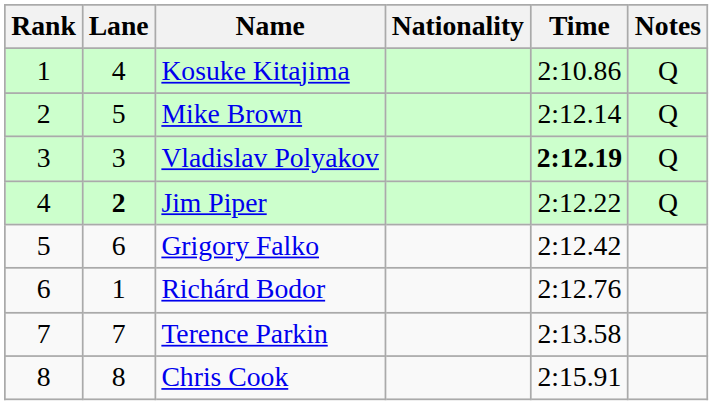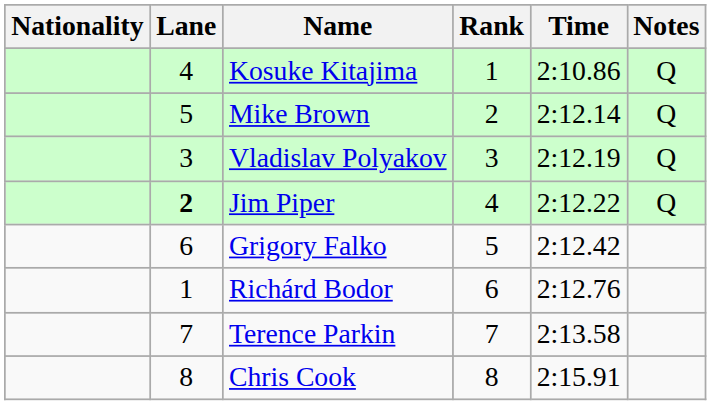columns swapped: (44, 26) <-> (458, 26)
(579, 158) bold -> (579, 158) normal
